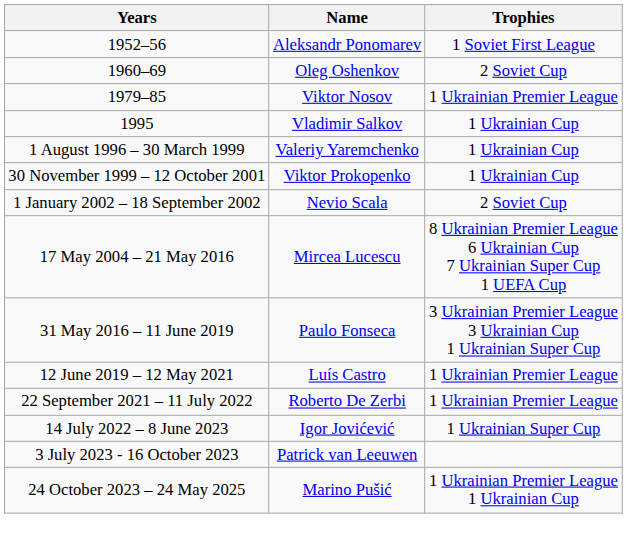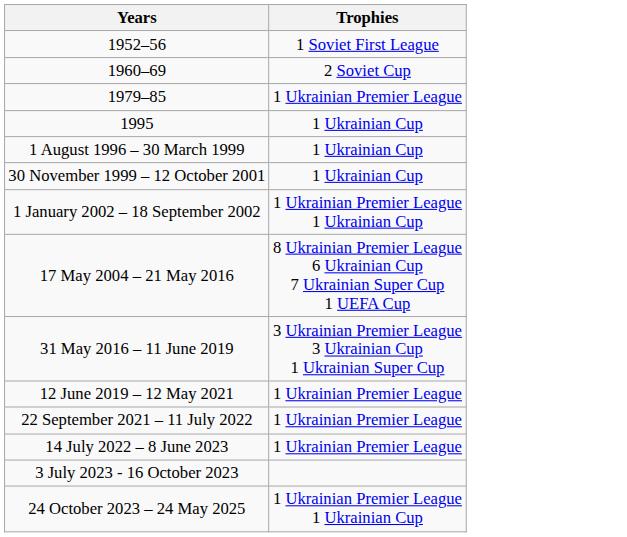- column: (347, 17)
(523, 202) 2 Soviet Cup -> (367, 211) 1 Ukrainian Premier League 1 Ukrainian Cup
(523, 427) 1 Ukrainian Super Cup -> (367, 446) 1 Ukrainian Premier League
